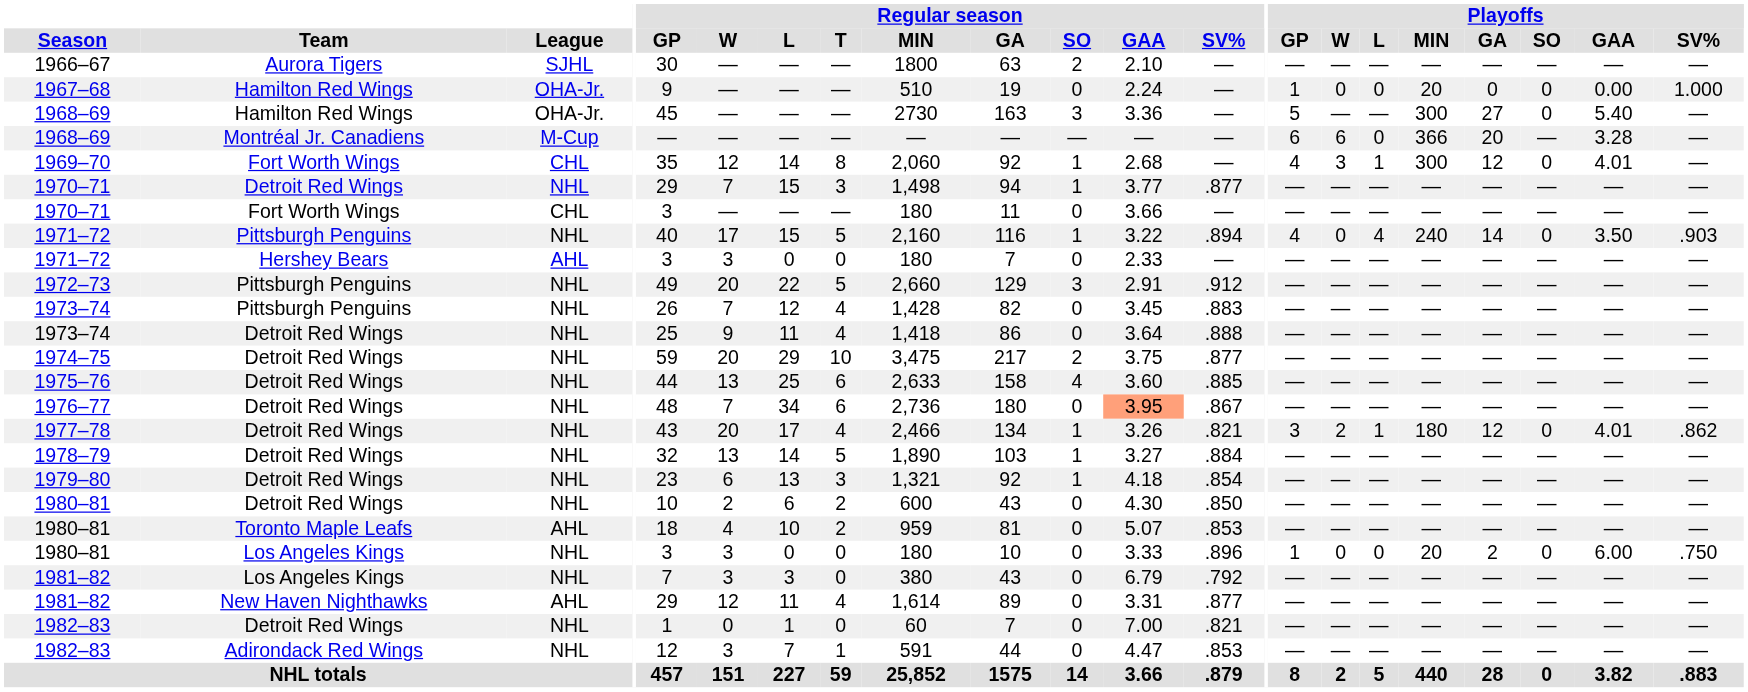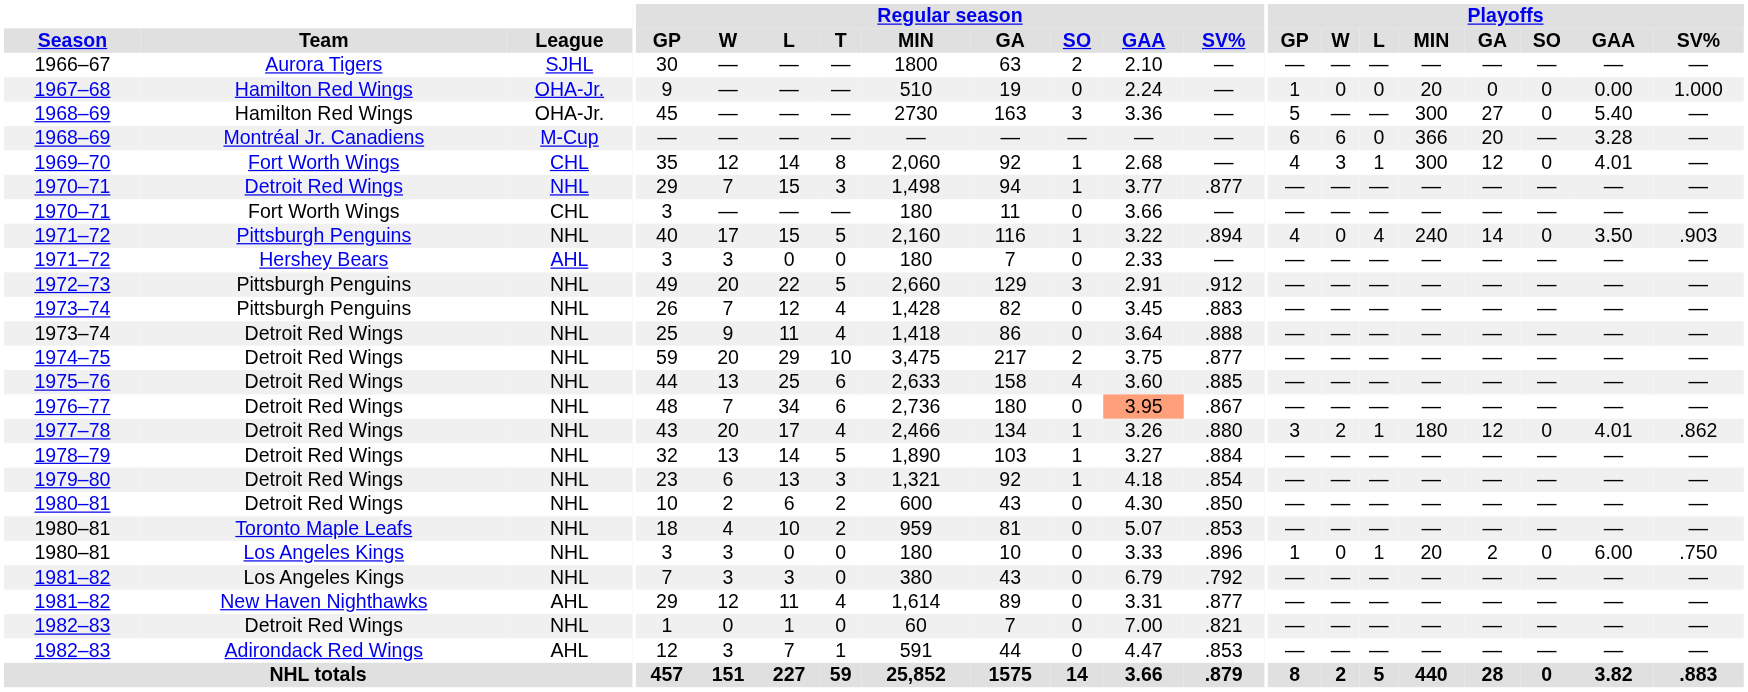(1224, 430) .821 -> (1224, 430) .880
(569, 528) AHL -> (569, 528) NHL
(1379, 552) 0 -> (1379, 552) 1
(569, 650) NHL -> (569, 650) AHL
